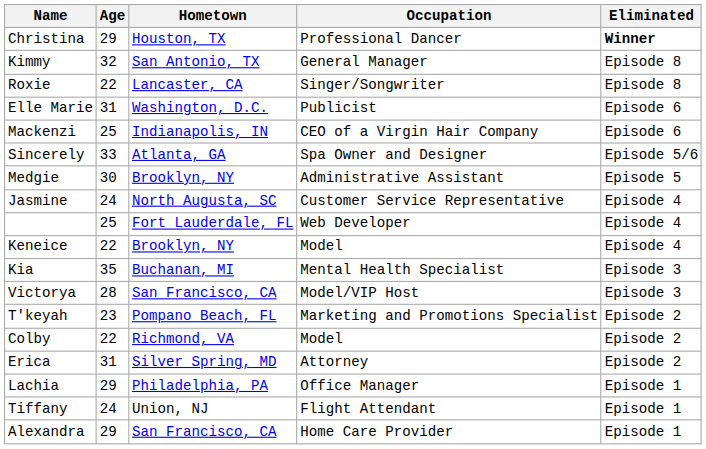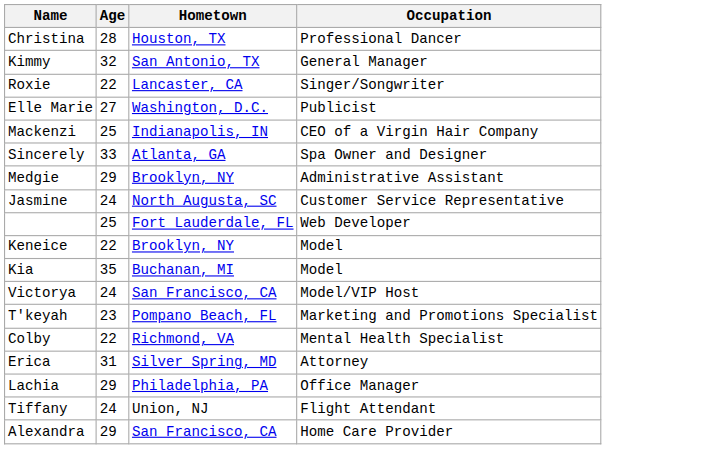- column: (651, 16)
(108, 39) 29 -> (108, 39) 28
(108, 108) 31 -> (108, 108) 27
(108, 178) 30 -> (108, 178) 29
(402, 270) Mental Health Specialist -> (322, 270) Model
(108, 293) 28 -> (108, 293) 24
(322, 339) Model -> (402, 339) Mental Health Specialist
